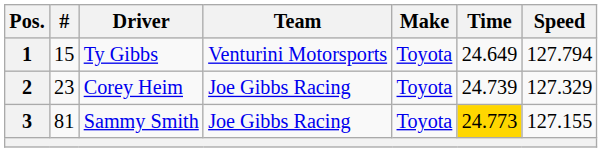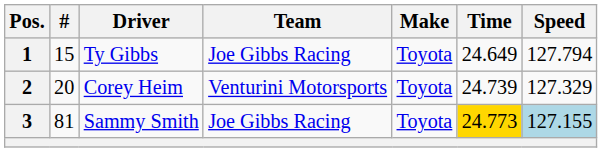(298, 54) Venturini Motorsports -> (279, 54) Joe Gibbs Racing
(64, 88) 23 -> (64, 88) 20
(279, 88) Joe Gibbs Racing -> (298, 88) Venturini Motorsports
(559, 121) no background -> (559, 121) lightblue background
